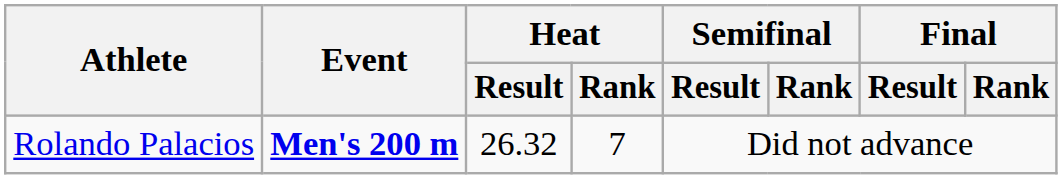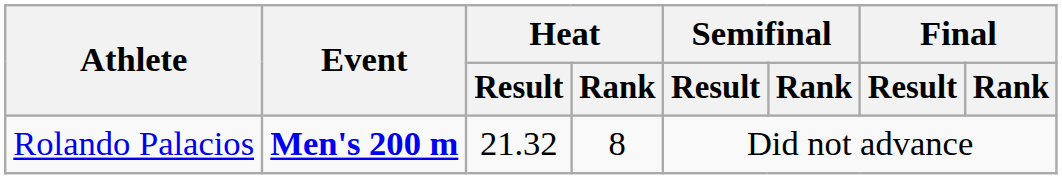(519, 144) 26.32 -> (519, 144) 21.32
(617, 144) 7 -> (617, 144) 8
